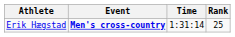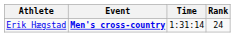(218, 25) 25 -> (218, 25) 24
